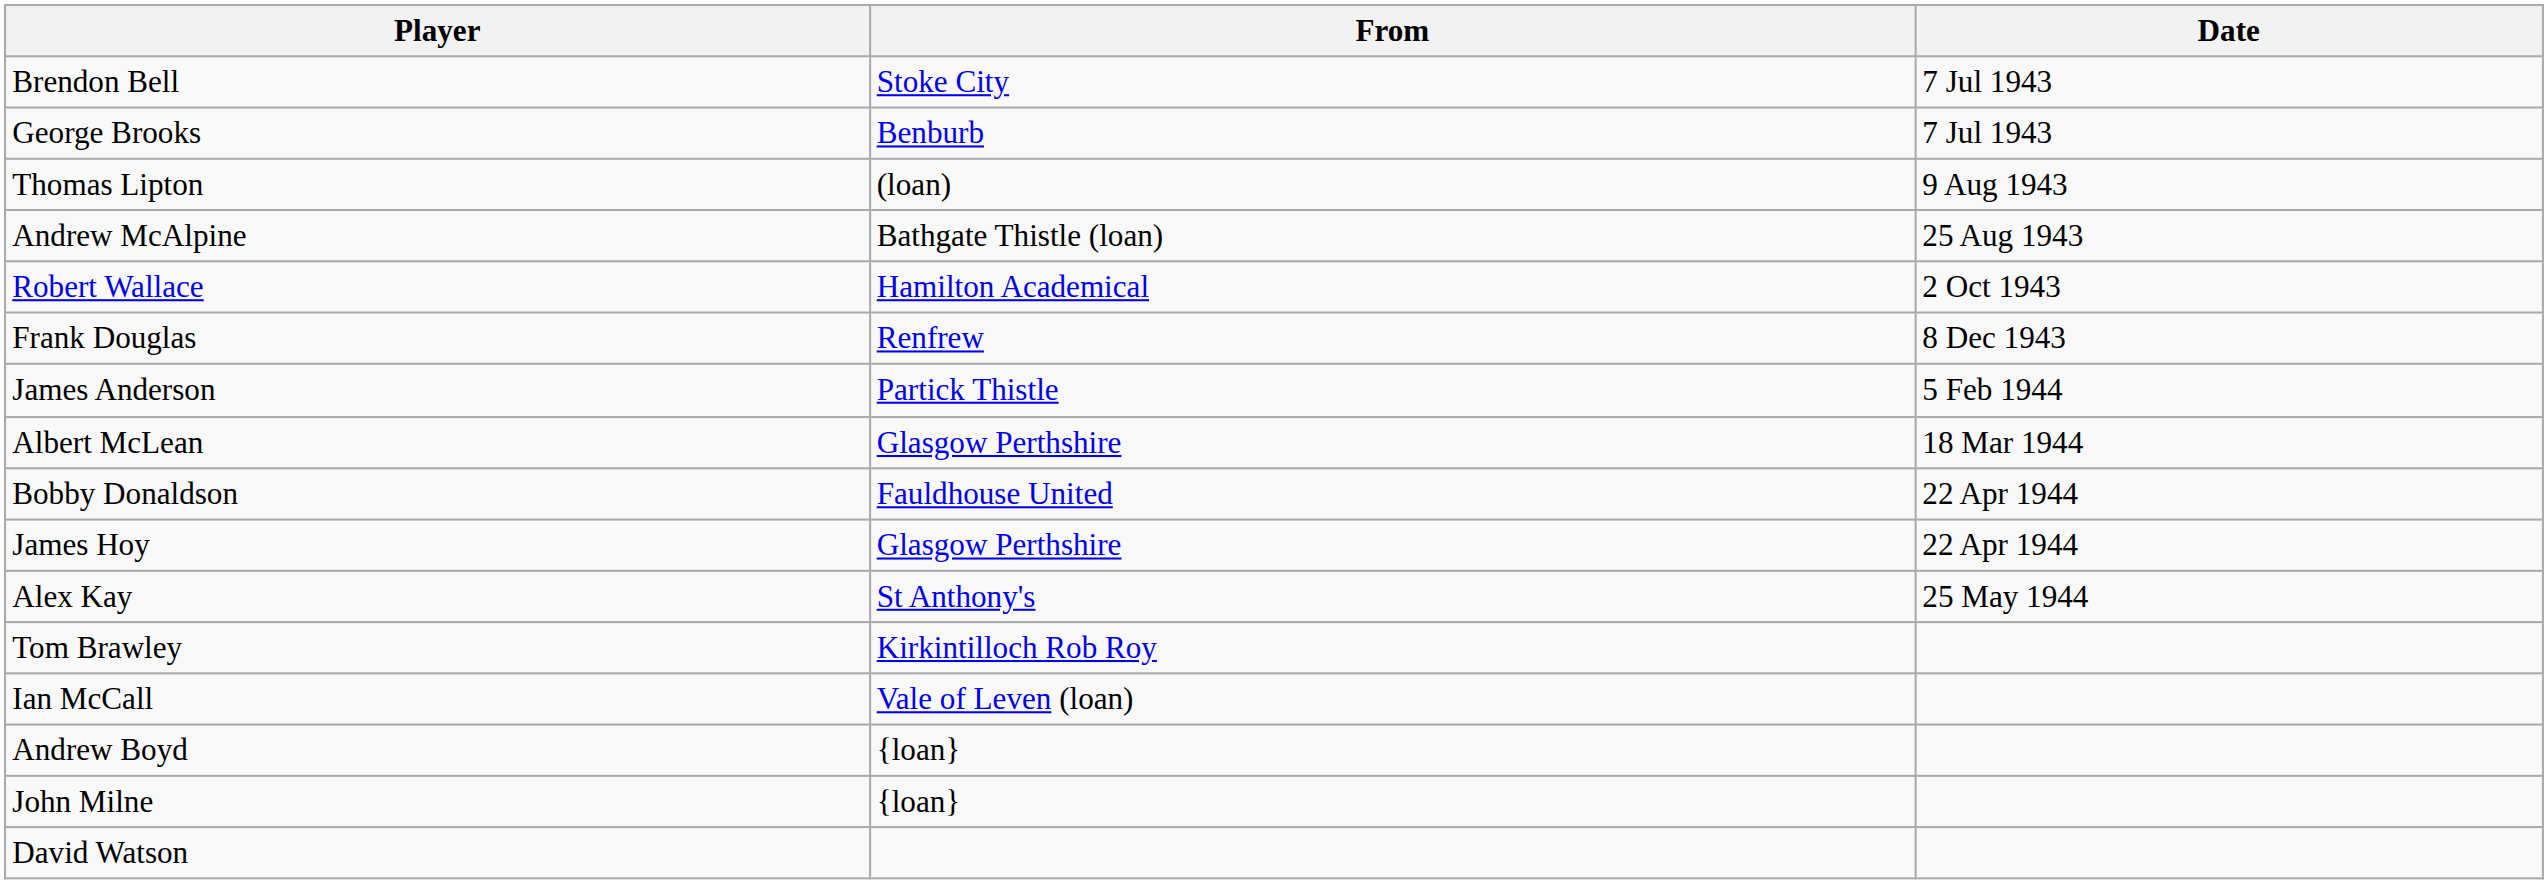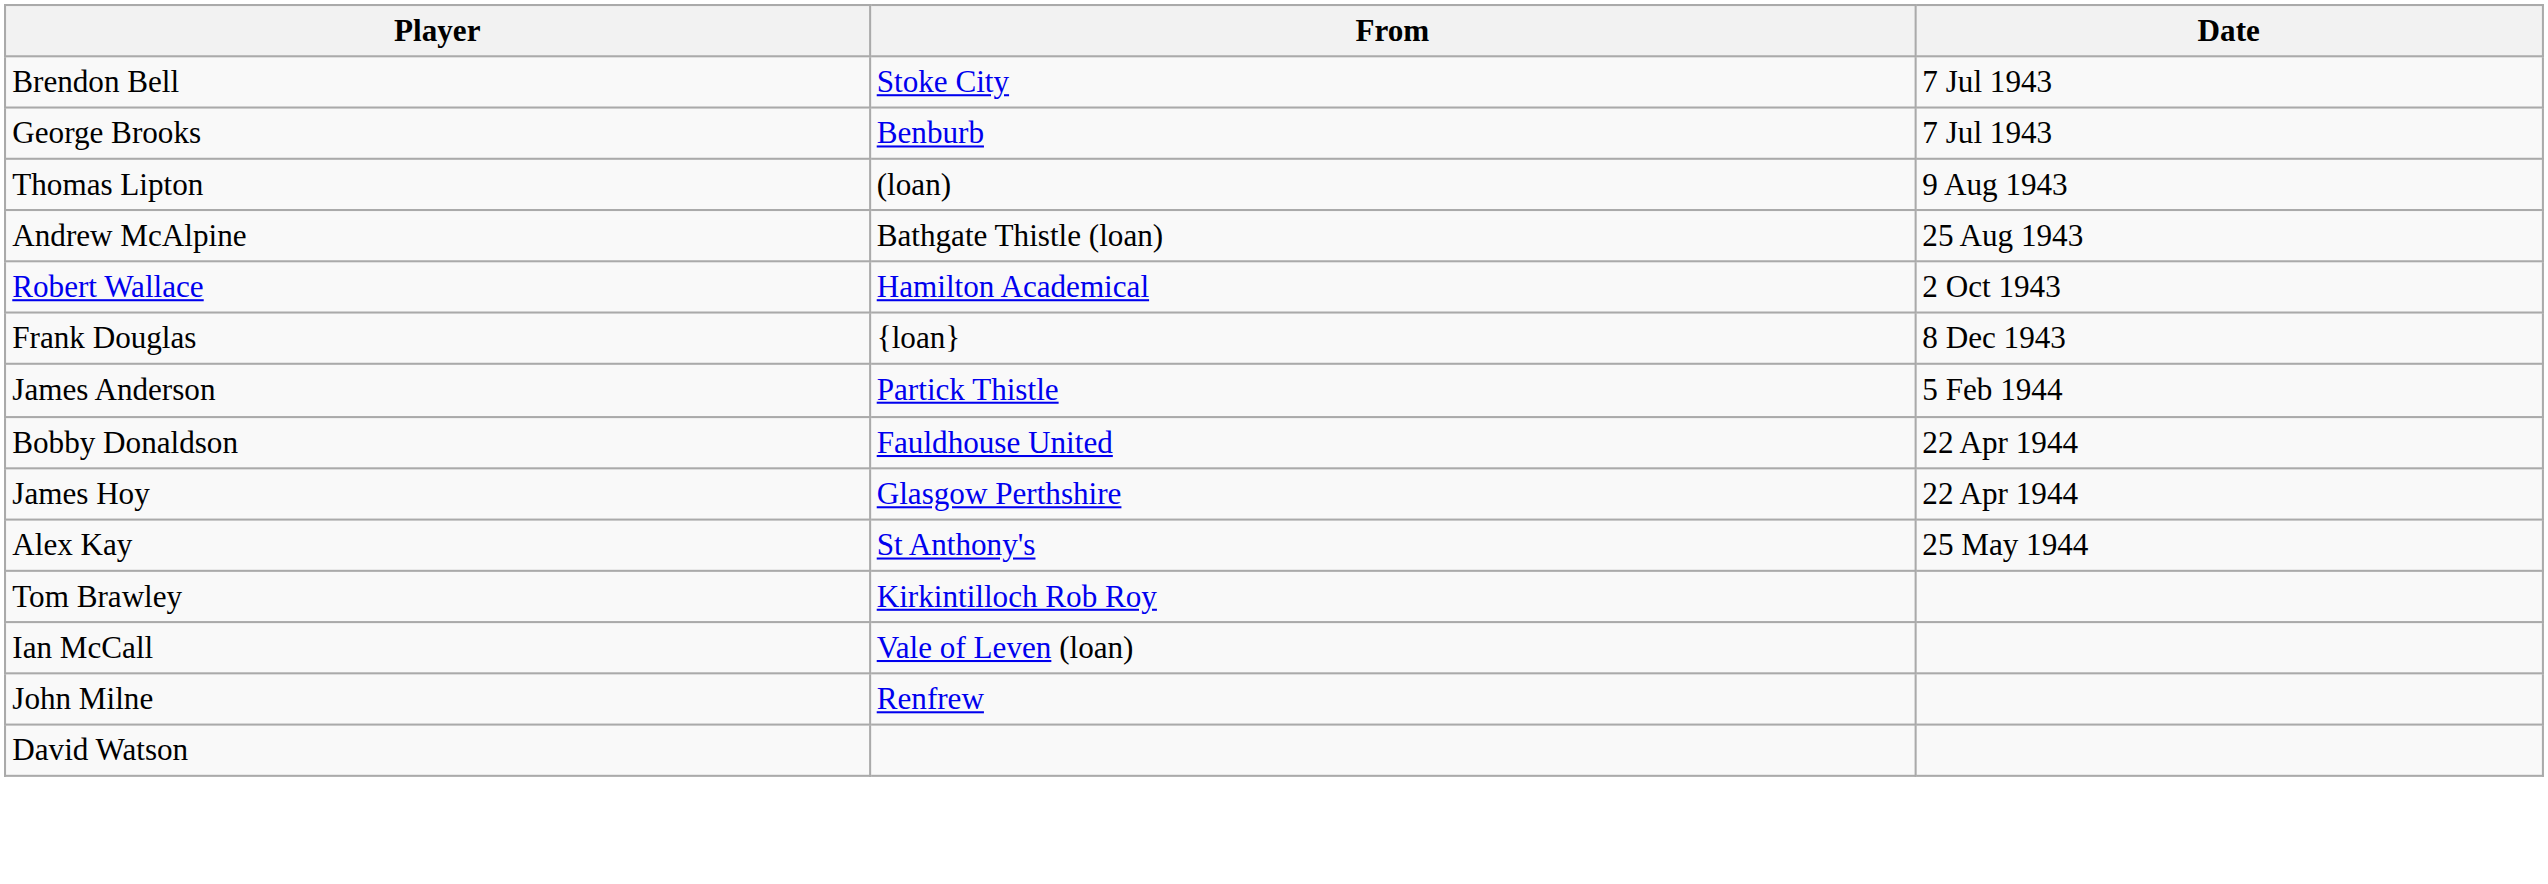(930, 338) Renfrew -> (918, 338) {loan}
- row: (108, 441)
- row: (100, 749)
(918, 801) {loan} -> (930, 698) Renfrew
